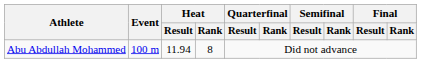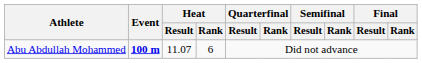(145, 49) normal -> (145, 49) bold
(178, 49) 11.94 -> (179, 49) 11.07
(210, 49) 8 -> (211, 49) 6
